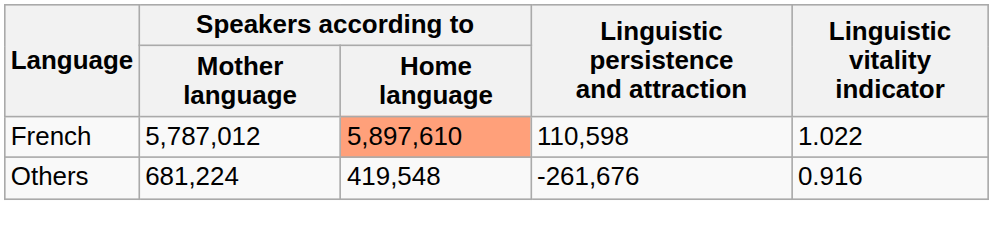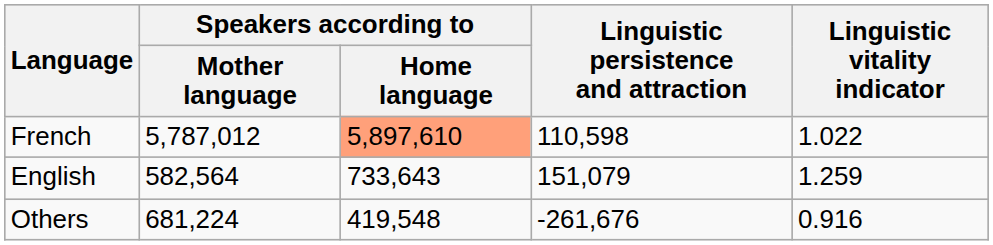+ row: (53, 177)
